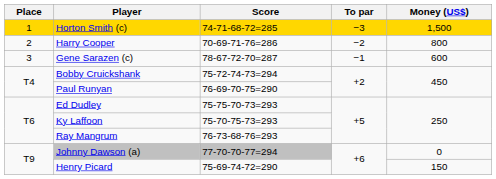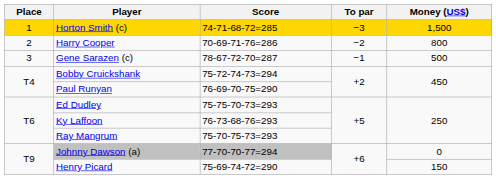(439, 58) 600 -> (439, 58) 500
(240, 120) 75-70-75-73=293 -> (240, 120) 76-73-68-76=293
(240, 136) 76-73-68-76=293 -> (240, 136) 75-70-75-73=293
